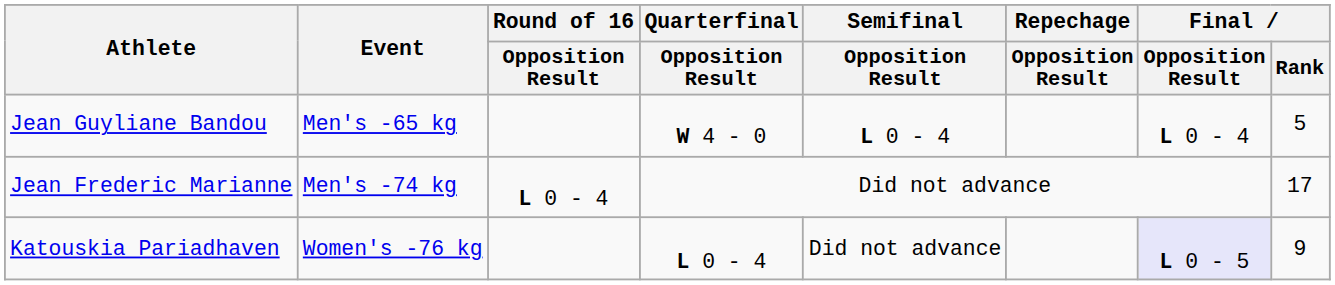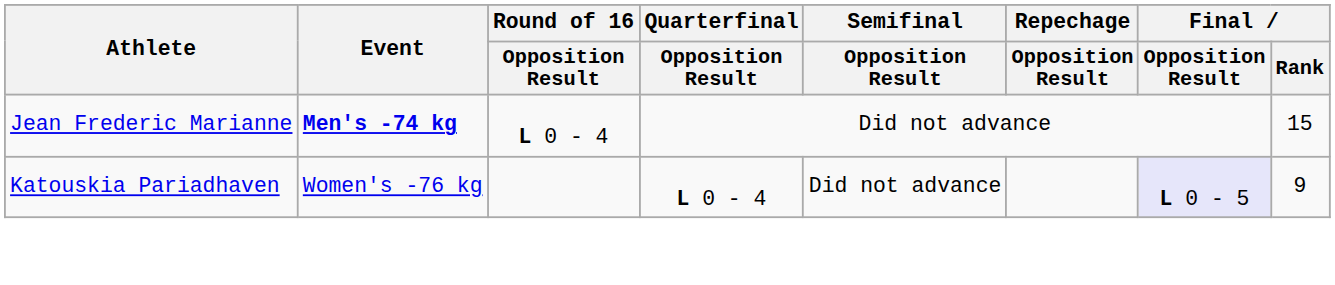- row: (138, 125)
(380, 187) normal -> (380, 125) bold
(1300, 187) 17 -> (1300, 125) 15
